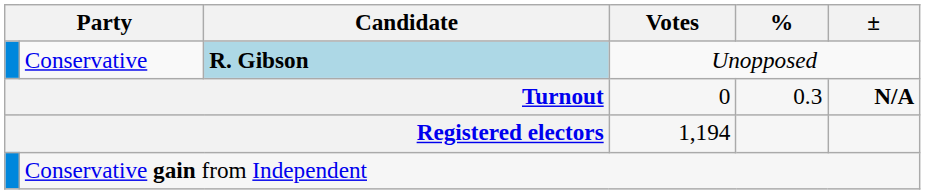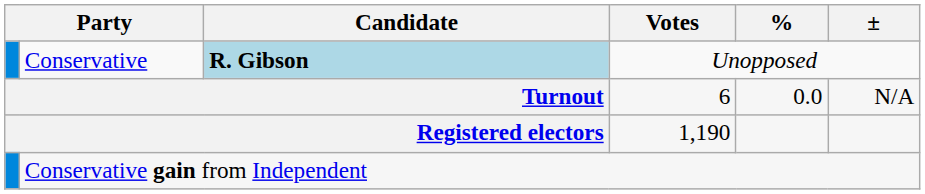(725, 96) 0 -> (725, 96) 6
(808, 96) 0.3 -> (808, 96) 0.0
(894, 96) bold -> (894, 96) normal
(704, 133) 1,194 -> (704, 133) 1,190
